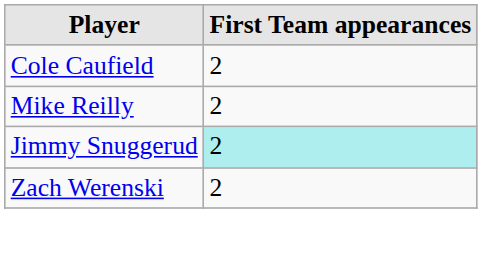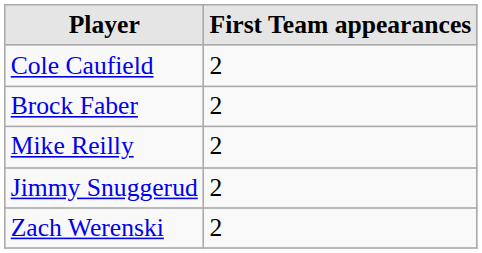+ row: (74, 106)
(216, 146) paleturquoise background -> (216, 187) no background
